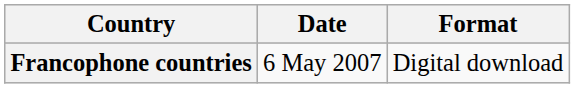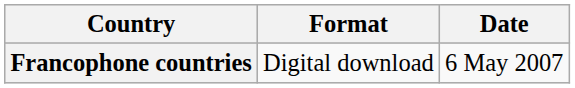columns swapped: (322, 23) <-> (478, 23)
